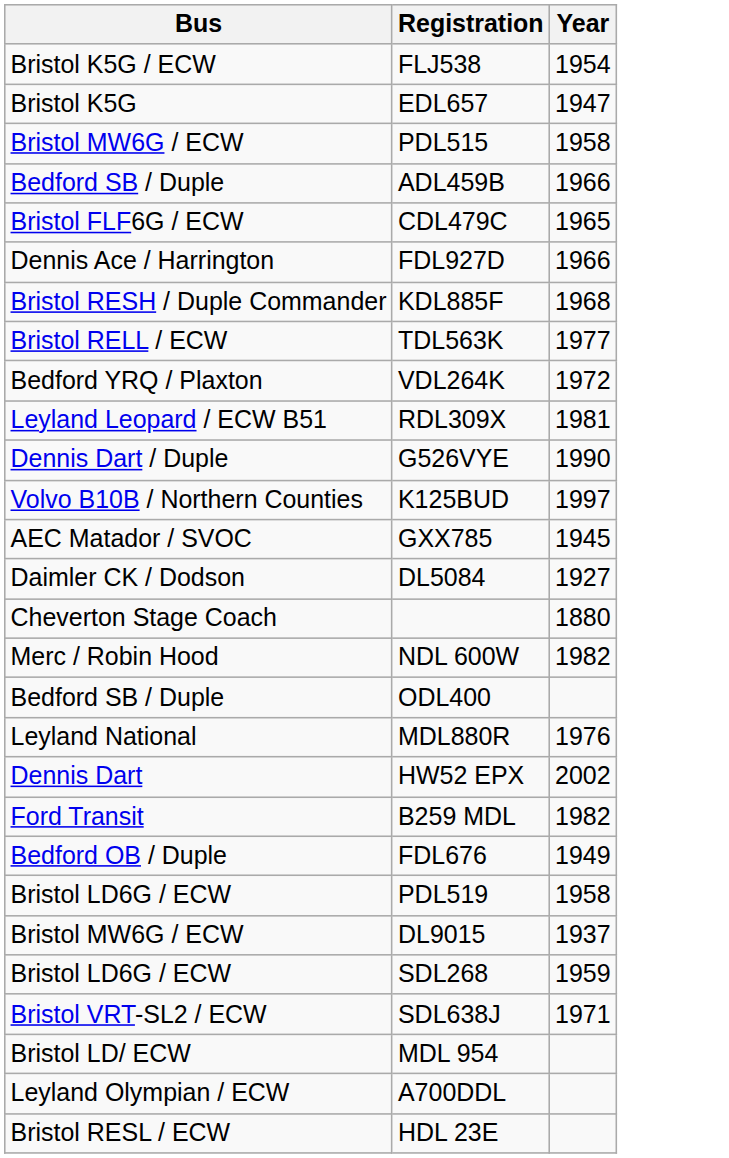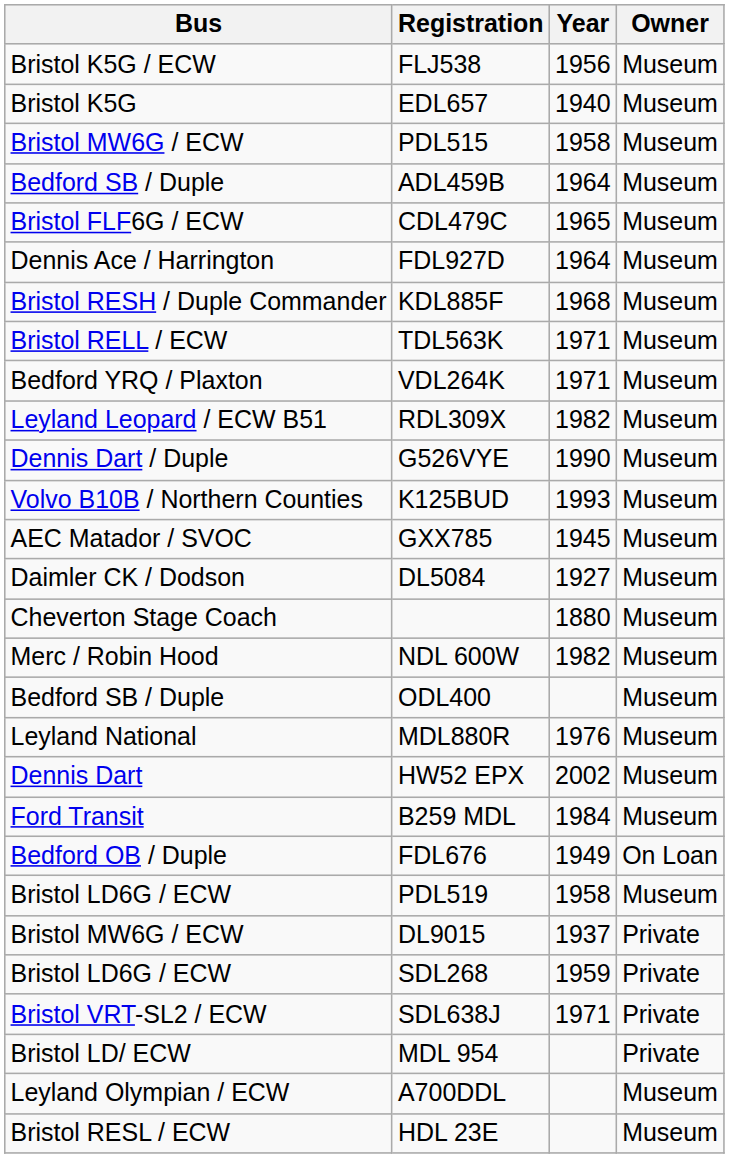+ column: (670, 24)
(583, 63) 1954 -> (583, 63) 1956
(583, 103) 1947 -> (583, 103) 1940
(583, 182) 1966 -> (583, 182) 1964
(583, 261) 1966 -> (583, 261) 1964
(583, 340) 1977 -> (583, 340) 1971
(583, 380) 1972 -> (583, 380) 1971
(583, 420) 1981 -> (583, 420) 1982
(583, 499) 1997 -> (583, 499) 1993
(583, 815) 1982 -> (583, 815) 1984
